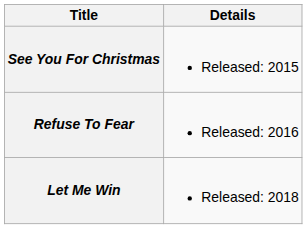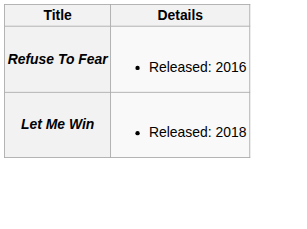- row: (84, 59)
